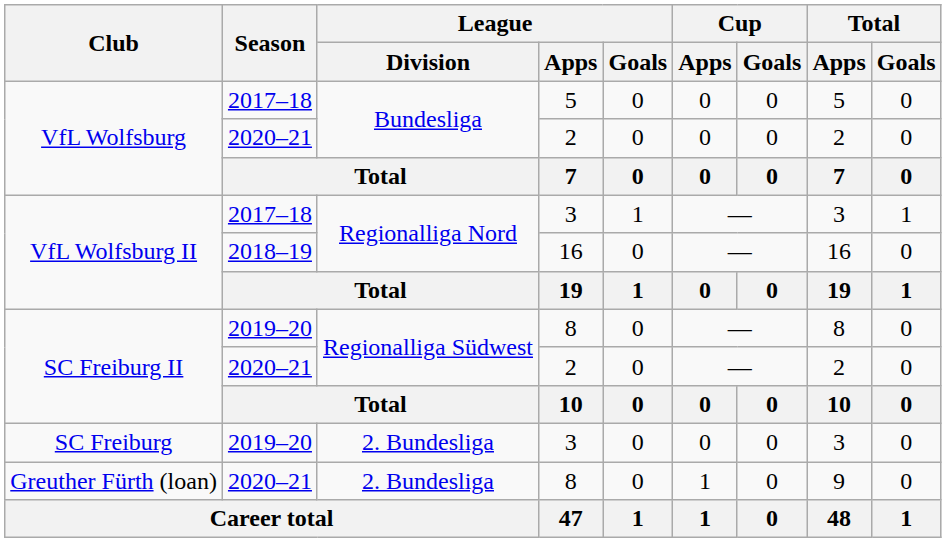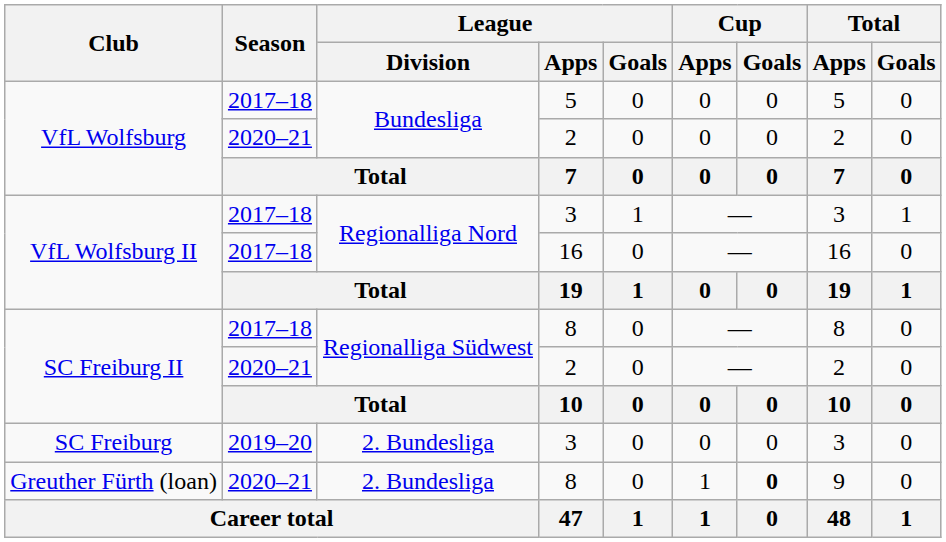(270, 251) 2018–19 -> (270, 251) 2017–18
(270, 328) 2019–20 -> (270, 328) 2017–18
(772, 480) normal -> (772, 480) bold
